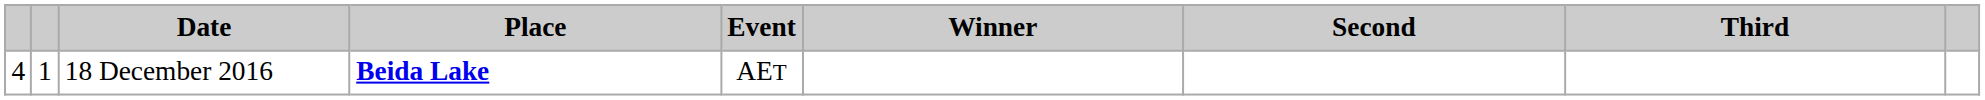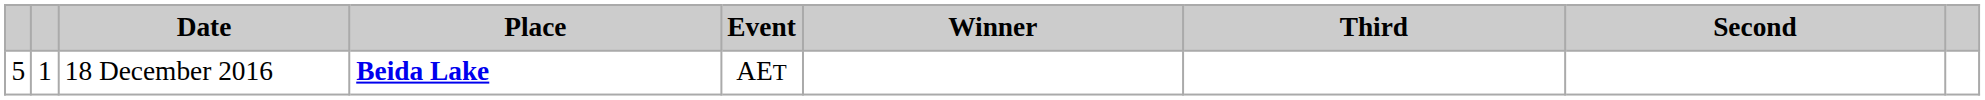columns swapped: (1374, 26) <-> (1755, 26)
(18, 71) 4 -> (18, 71) 5
